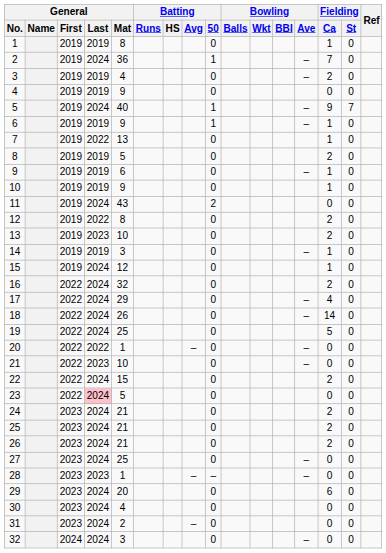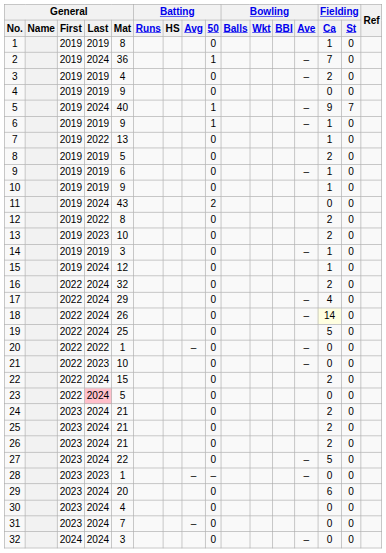(330, 316) no background -> (330, 316) lightyellow background
(122, 460) 25 -> (122, 460) 22
(330, 460) 0 -> (330, 460) 5
(122, 524) 2 -> (122, 524) 7
